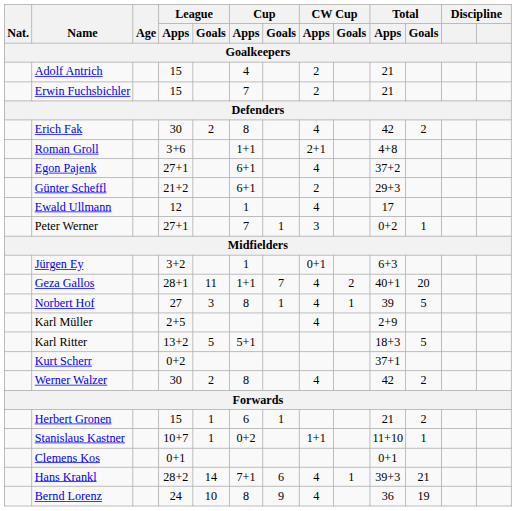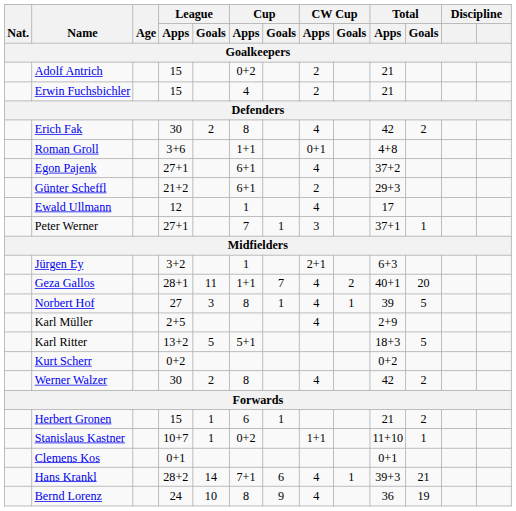(246, 71) 4 -> (246, 71) 0+2
(246, 91) 7 -> (246, 91) 4
(316, 149) 2+1 -> (316, 149) 0+1
(388, 226) 0+2 -> (388, 226) 37+1
(316, 264) 0+1 -> (316, 264) 2+1
(388, 361) 37+1 -> (388, 361) 0+2
